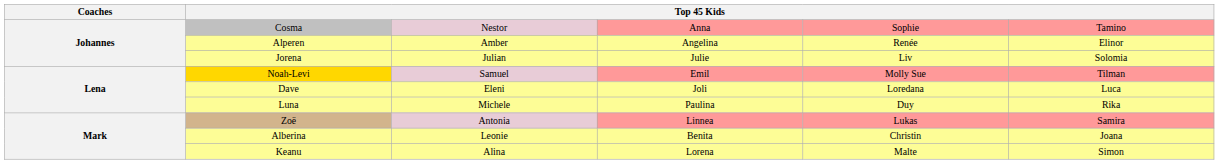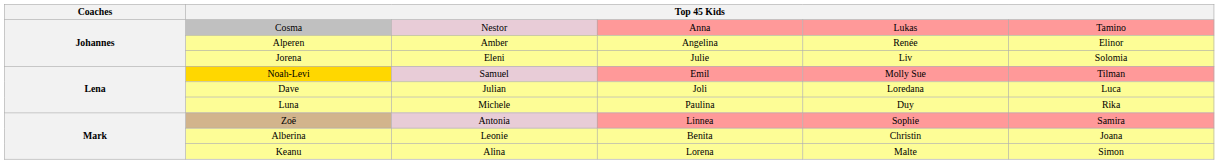(905, 27) Sophie -> (905, 27) Lukas
(494, 58) Julian -> (494, 58) Eleni
(494, 89) Eleni -> (494, 89) Julian
(905, 120) Lukas -> (905, 120) Sophie
